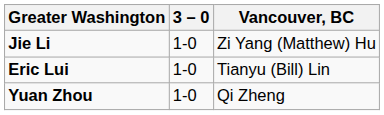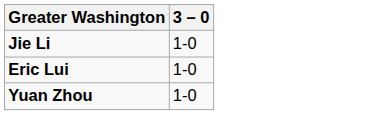- column: (296, 17)
